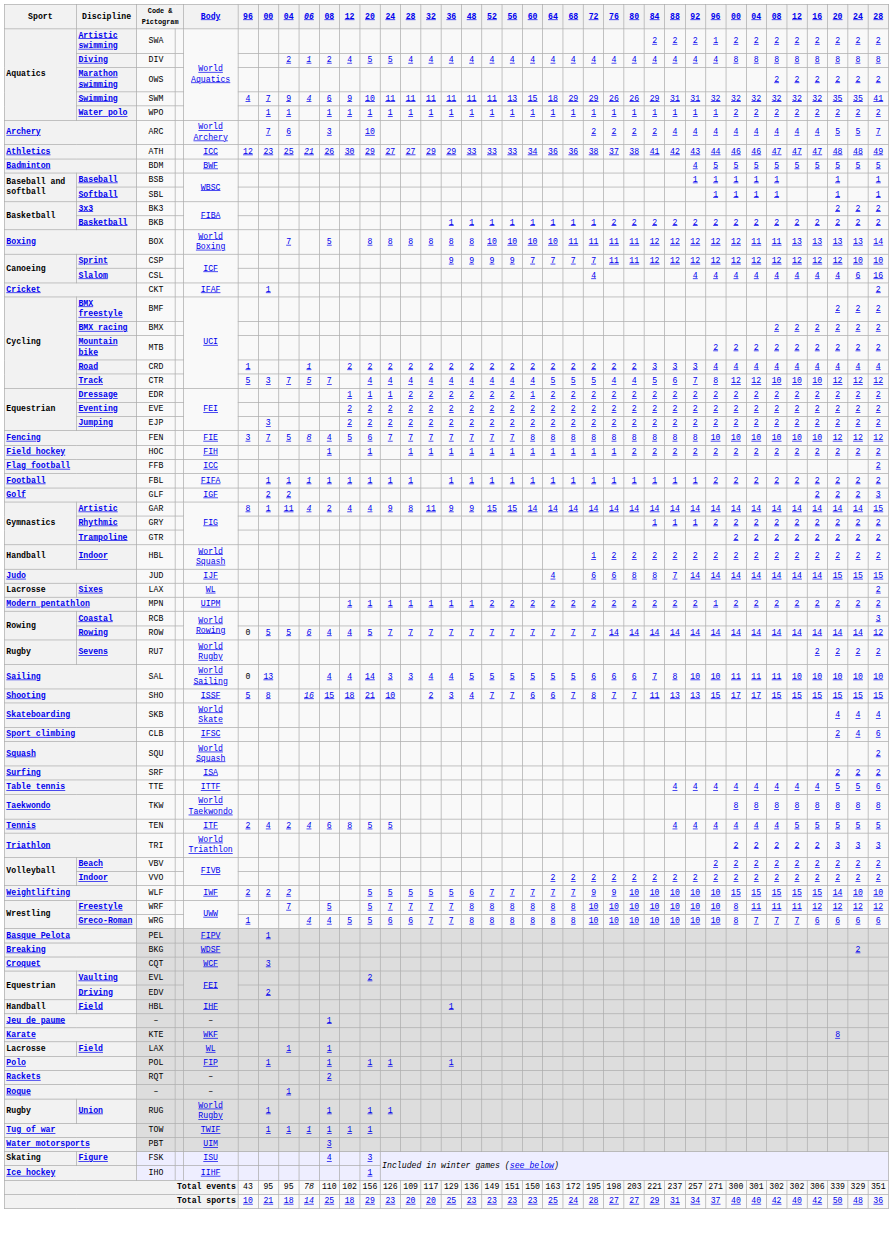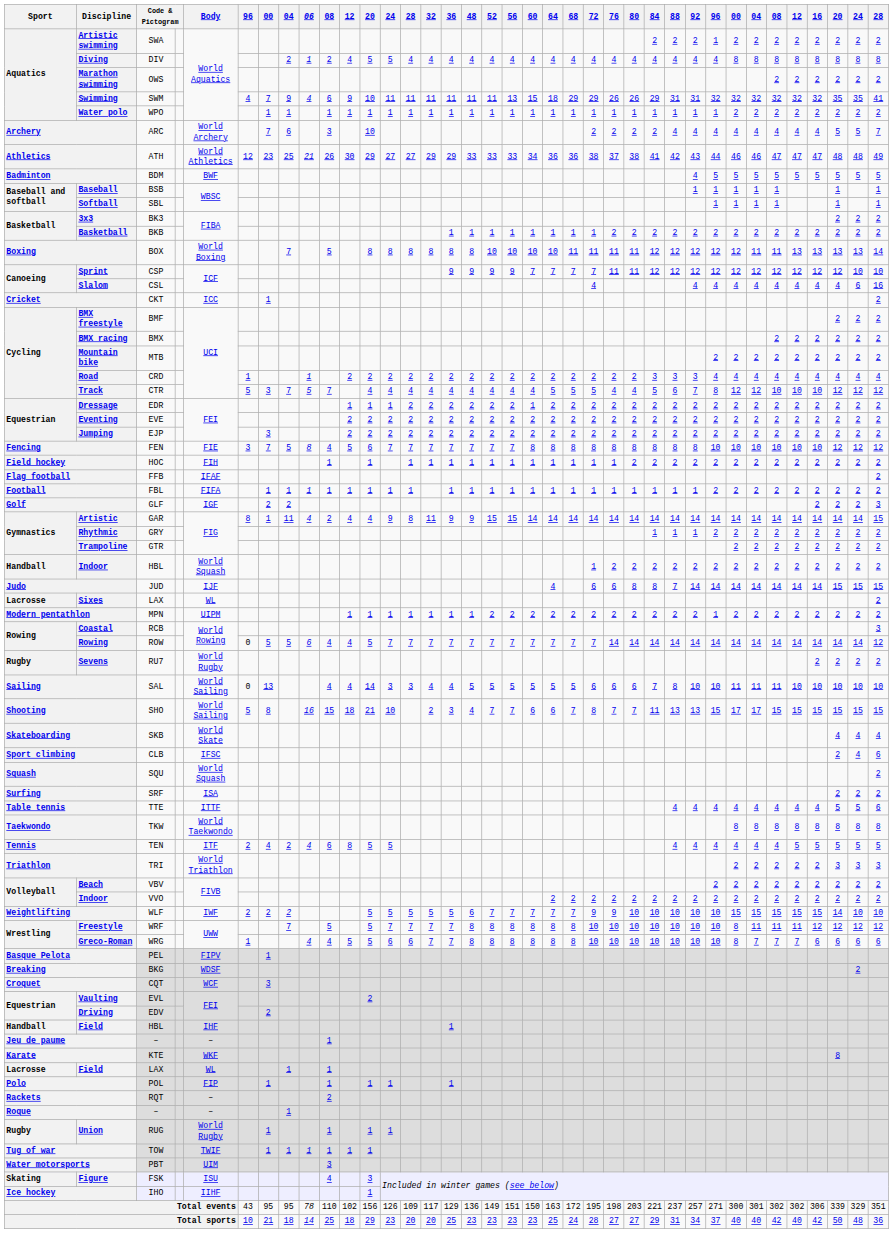(211, 152) ICC -> (211, 157) World Athletics
(211, 290) IFAF -> (211, 300) ICC
(211, 466) ICC -> (211, 476) IFAF
(211, 696) ISSF -> (211, 711) World Sailing
